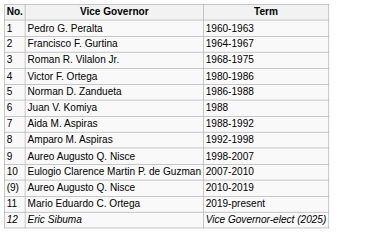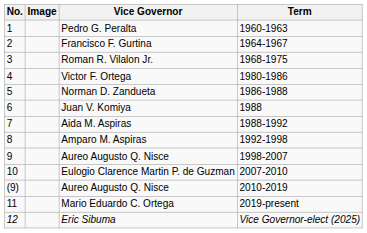+ column: (42, 12)
